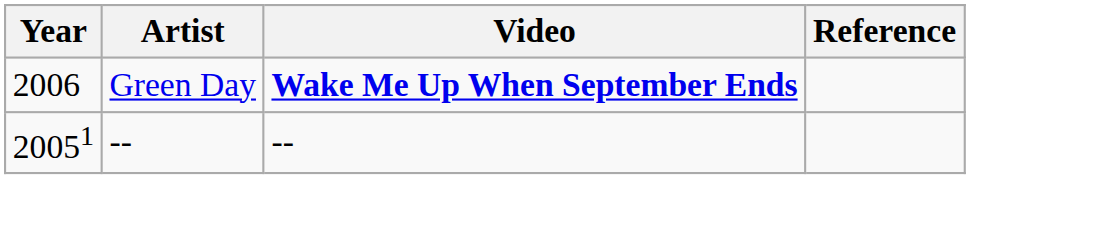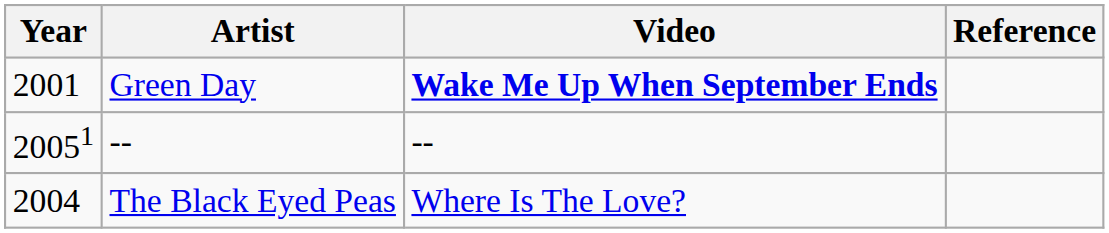(46, 84) 2006 -> (46, 84) 2001
+ row: (253, 200)
